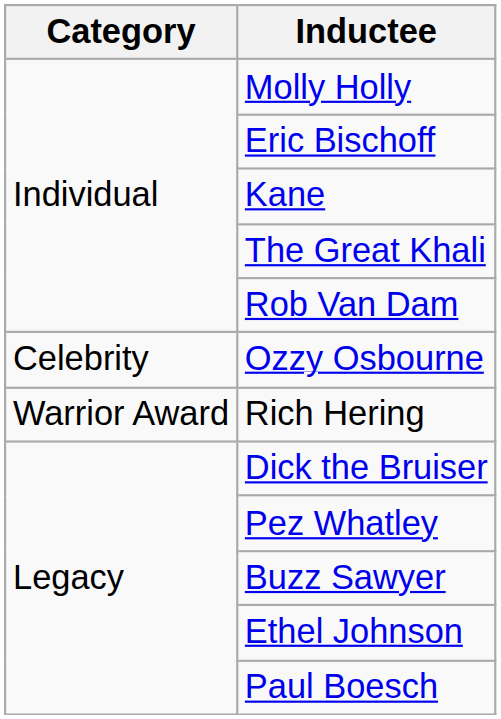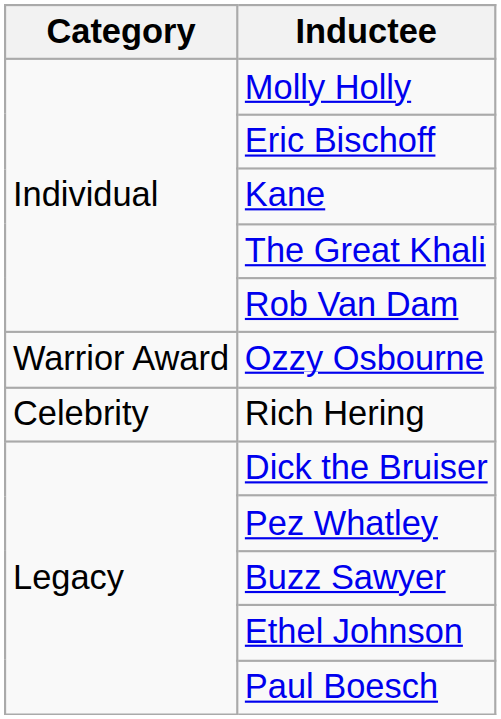(81, 359) Celebrity -> (121, 359) Warrior Award
(121, 413) Warrior Award -> (81, 413) Celebrity
